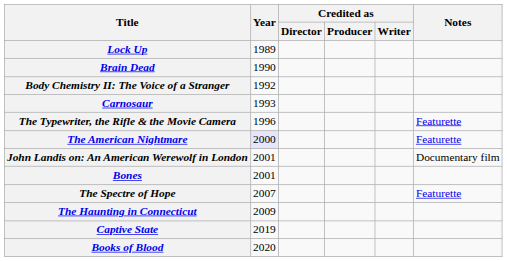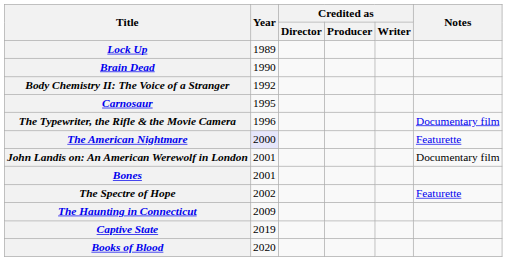(264, 103) 1993 -> (264, 103) 1995
(439, 121) Featurette -> (458, 121) Documentary film
(264, 193) 2007 -> (264, 193) 2002
